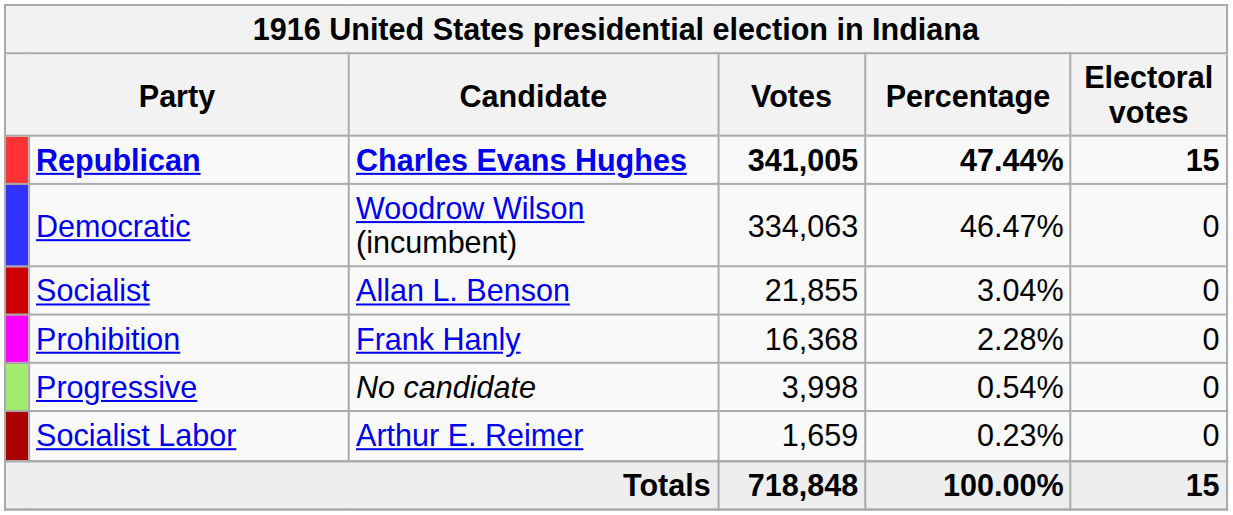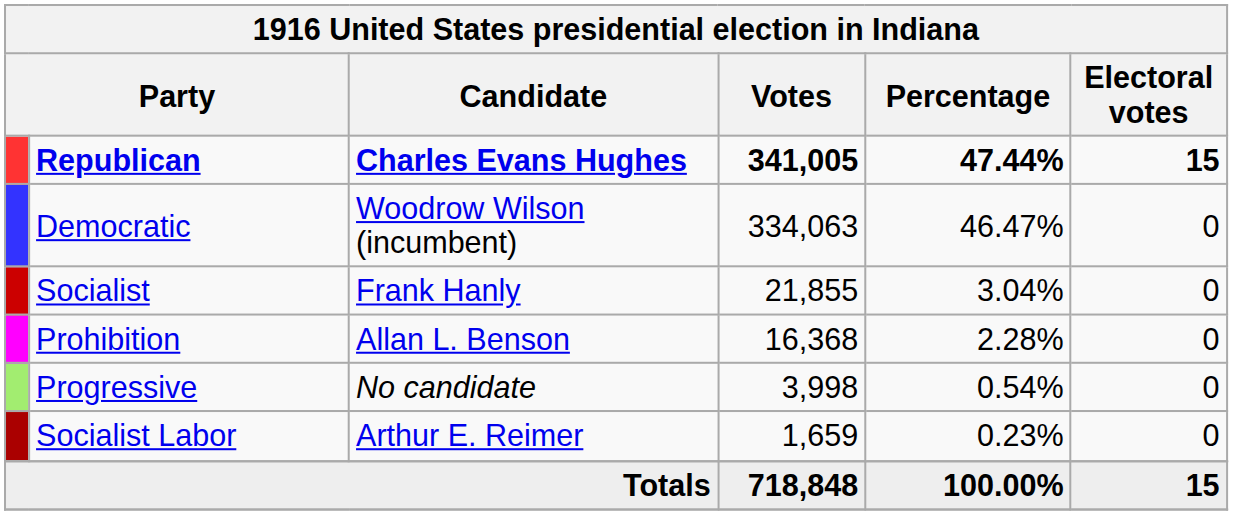(463, 291) Allan L. Benson -> (438, 291) Frank Hanly
(438, 340) Frank Hanly -> (463, 340) Allan L. Benson
